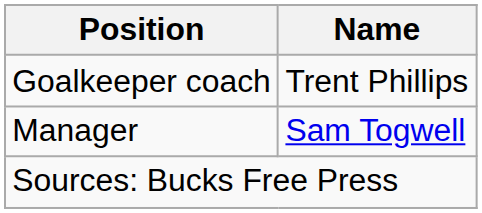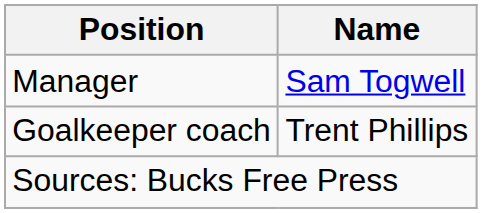rows swapped: (75, 130) <-> (142, 80)
